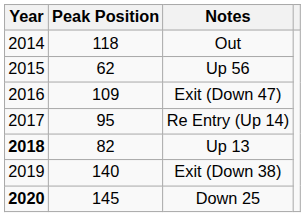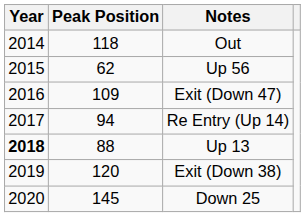(106, 120) 95 -> (106, 120) 94
(106, 146) 82 -> (106, 146) 88
(106, 172) 140 -> (106, 172) 120
(26, 198) bold -> (26, 198) normal
